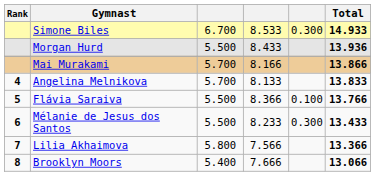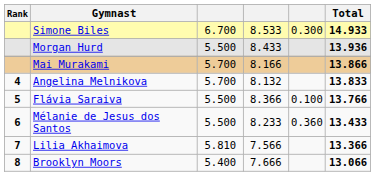(266, 82) 8.133 -> (266, 82) 8.132
(307, 122) 0.300 -> (307, 122) 0.360
(220, 145) 5.800 -> (220, 145) 5.810
